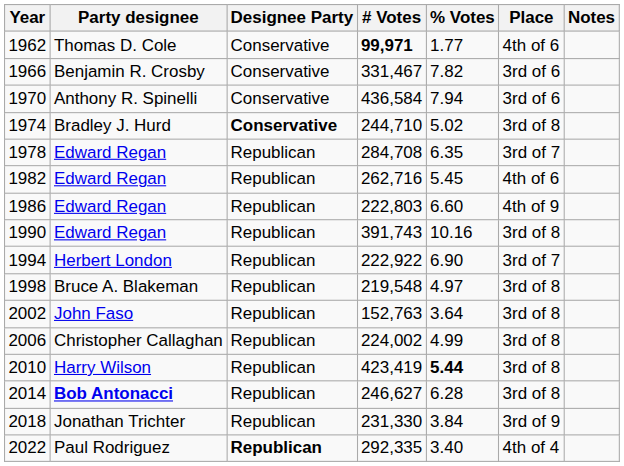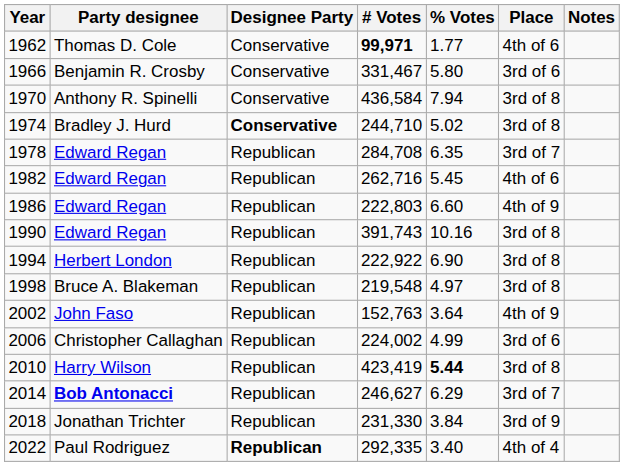(447, 71) 7.82 -> (447, 71) 5.80
(531, 98) 3rd of 6 -> (531, 98) 3rd of 8
(531, 260) 3rd of 7 -> (531, 260) 3rd of 8
(531, 313) 3rd of 8 -> (531, 313) 4th of 9
(531, 340) 3rd of 8 -> (531, 340) 3rd of 6
(447, 394) 6.28 -> (447, 394) 6.29
(531, 394) 3rd of 8 -> (531, 394) 3rd of 7
